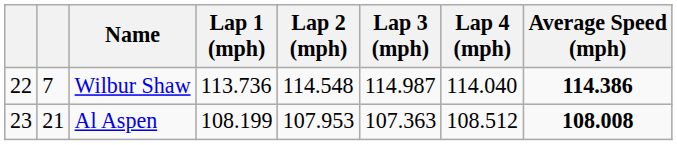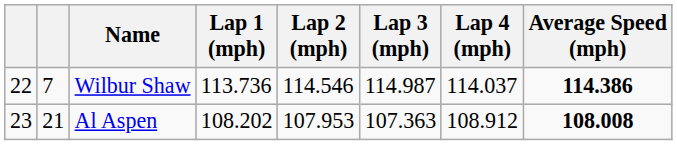(318, 85) 114.548 -> (318, 85) 114.546
(482, 85) 114.040 -> (482, 85) 114.037
(237, 121) 108.199 -> (237, 121) 108.202
(482, 121) 108.512 -> (482, 121) 108.912
